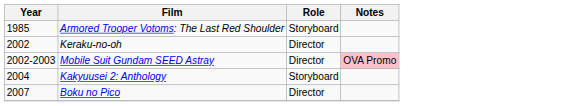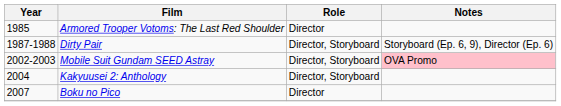(314, 29) Storyboard -> (307, 29) Director
+ row: (81, 45)
- row: (91, 45)
(307, 61) Director -> (334, 61) Director, Storyboard
(314, 77) Storyboard -> (334, 77) Director, Storyboard
